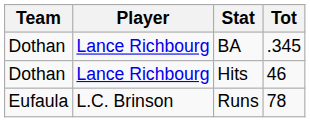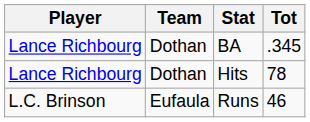columns swapped: (143, 18) <-> (38, 18)
(277, 74) 46 -> (277, 74) 78
(277, 102) 78 -> (277, 102) 46
